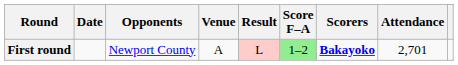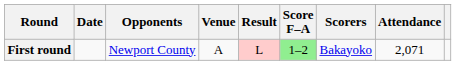(347, 49) bold -> (346, 49) normal
(413, 49) 2,701 -> (410, 49) 2,071
